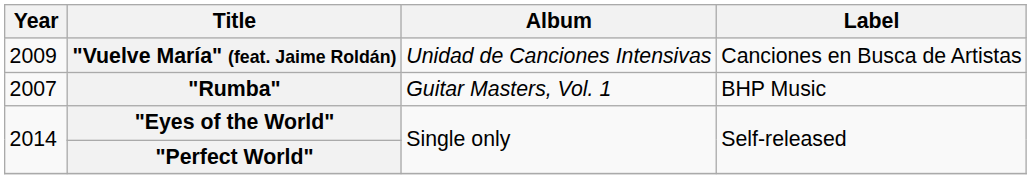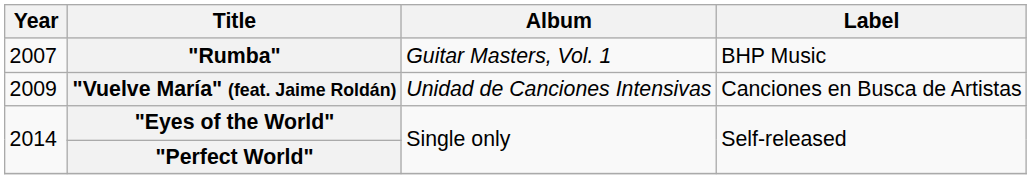rows swapped: (235, 88) <-> (235, 55)
